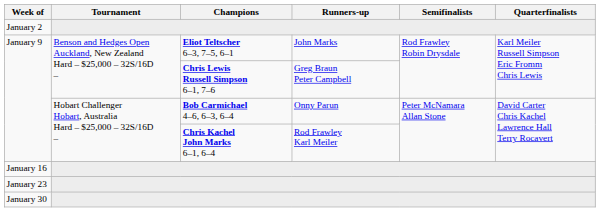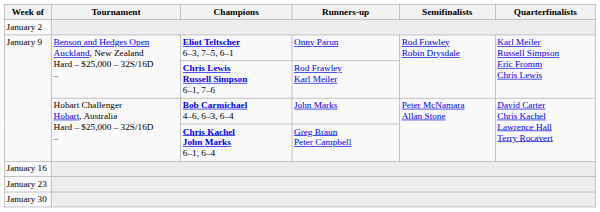(316, 42) John Marks -> (316, 42) Onny Parun
(323, 73) Greg Braun Peter Campbell -> (318, 73) Rod Frawley Karl Meiler
(316, 105) Onny Parun -> (316, 105) John Marks
(318, 136) Rod Frawley Karl Meiler -> (323, 136) Greg Braun Peter Campbell
